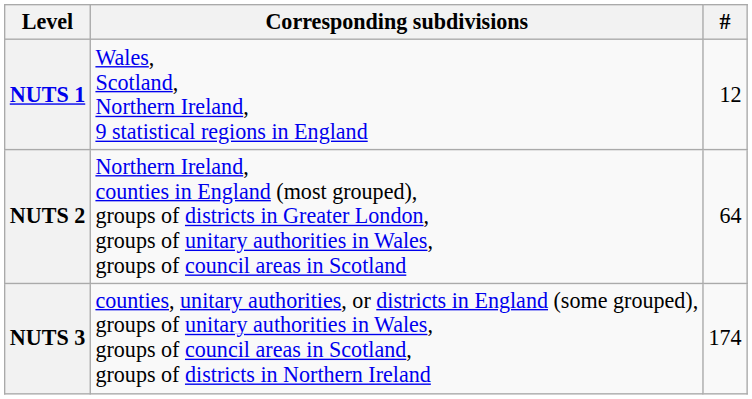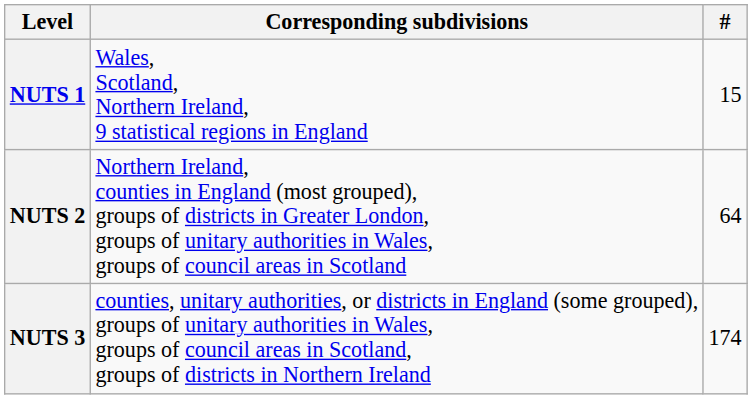(730, 94) 12 -> (730, 94) 15
